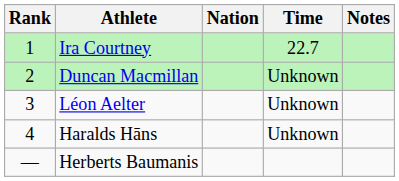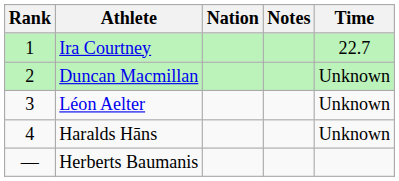columns swapped: (303, 18) <-> (369, 18)
